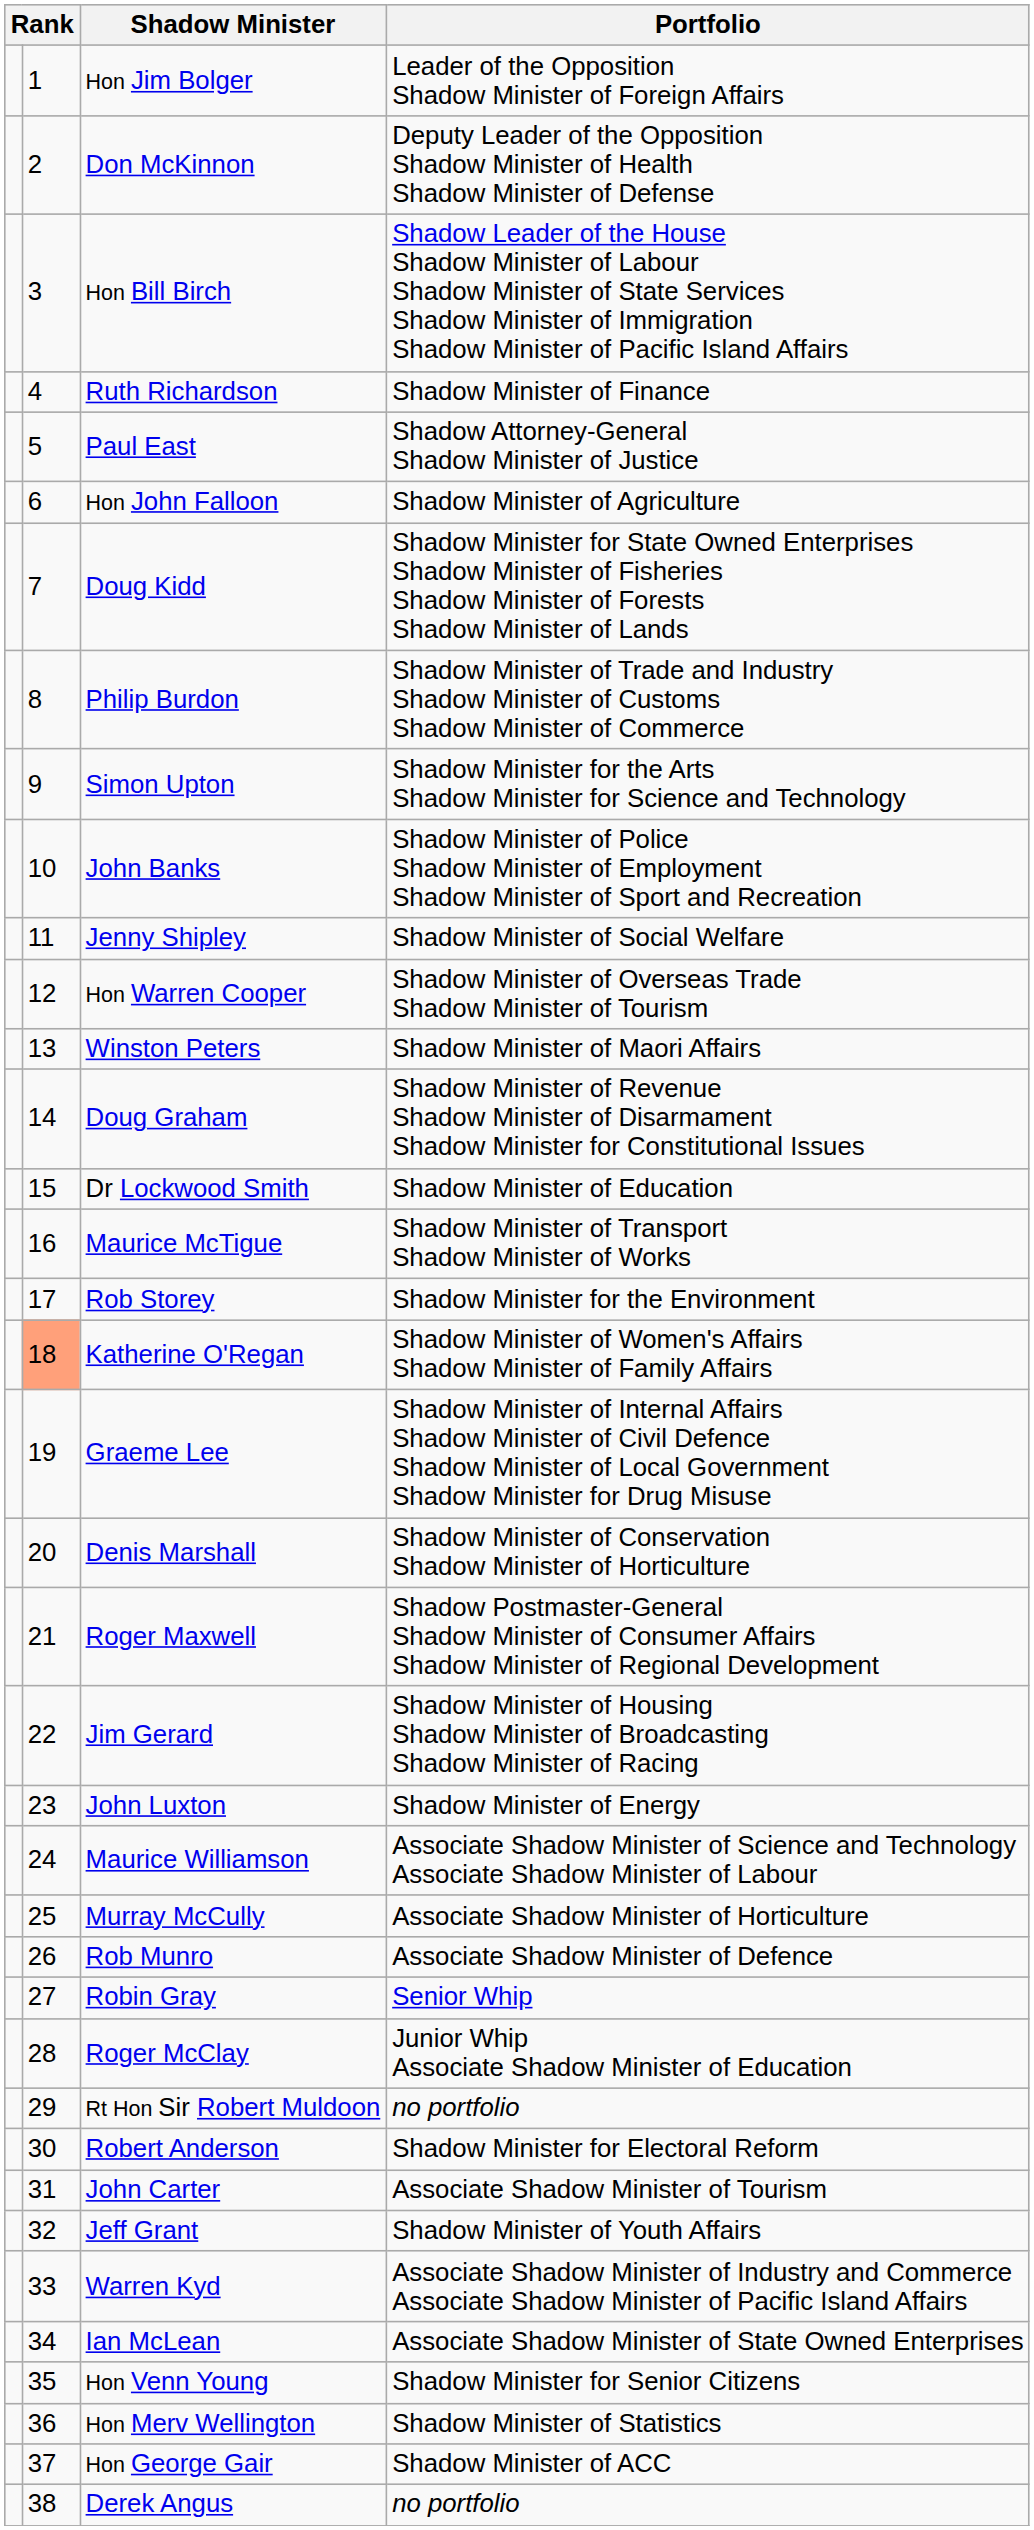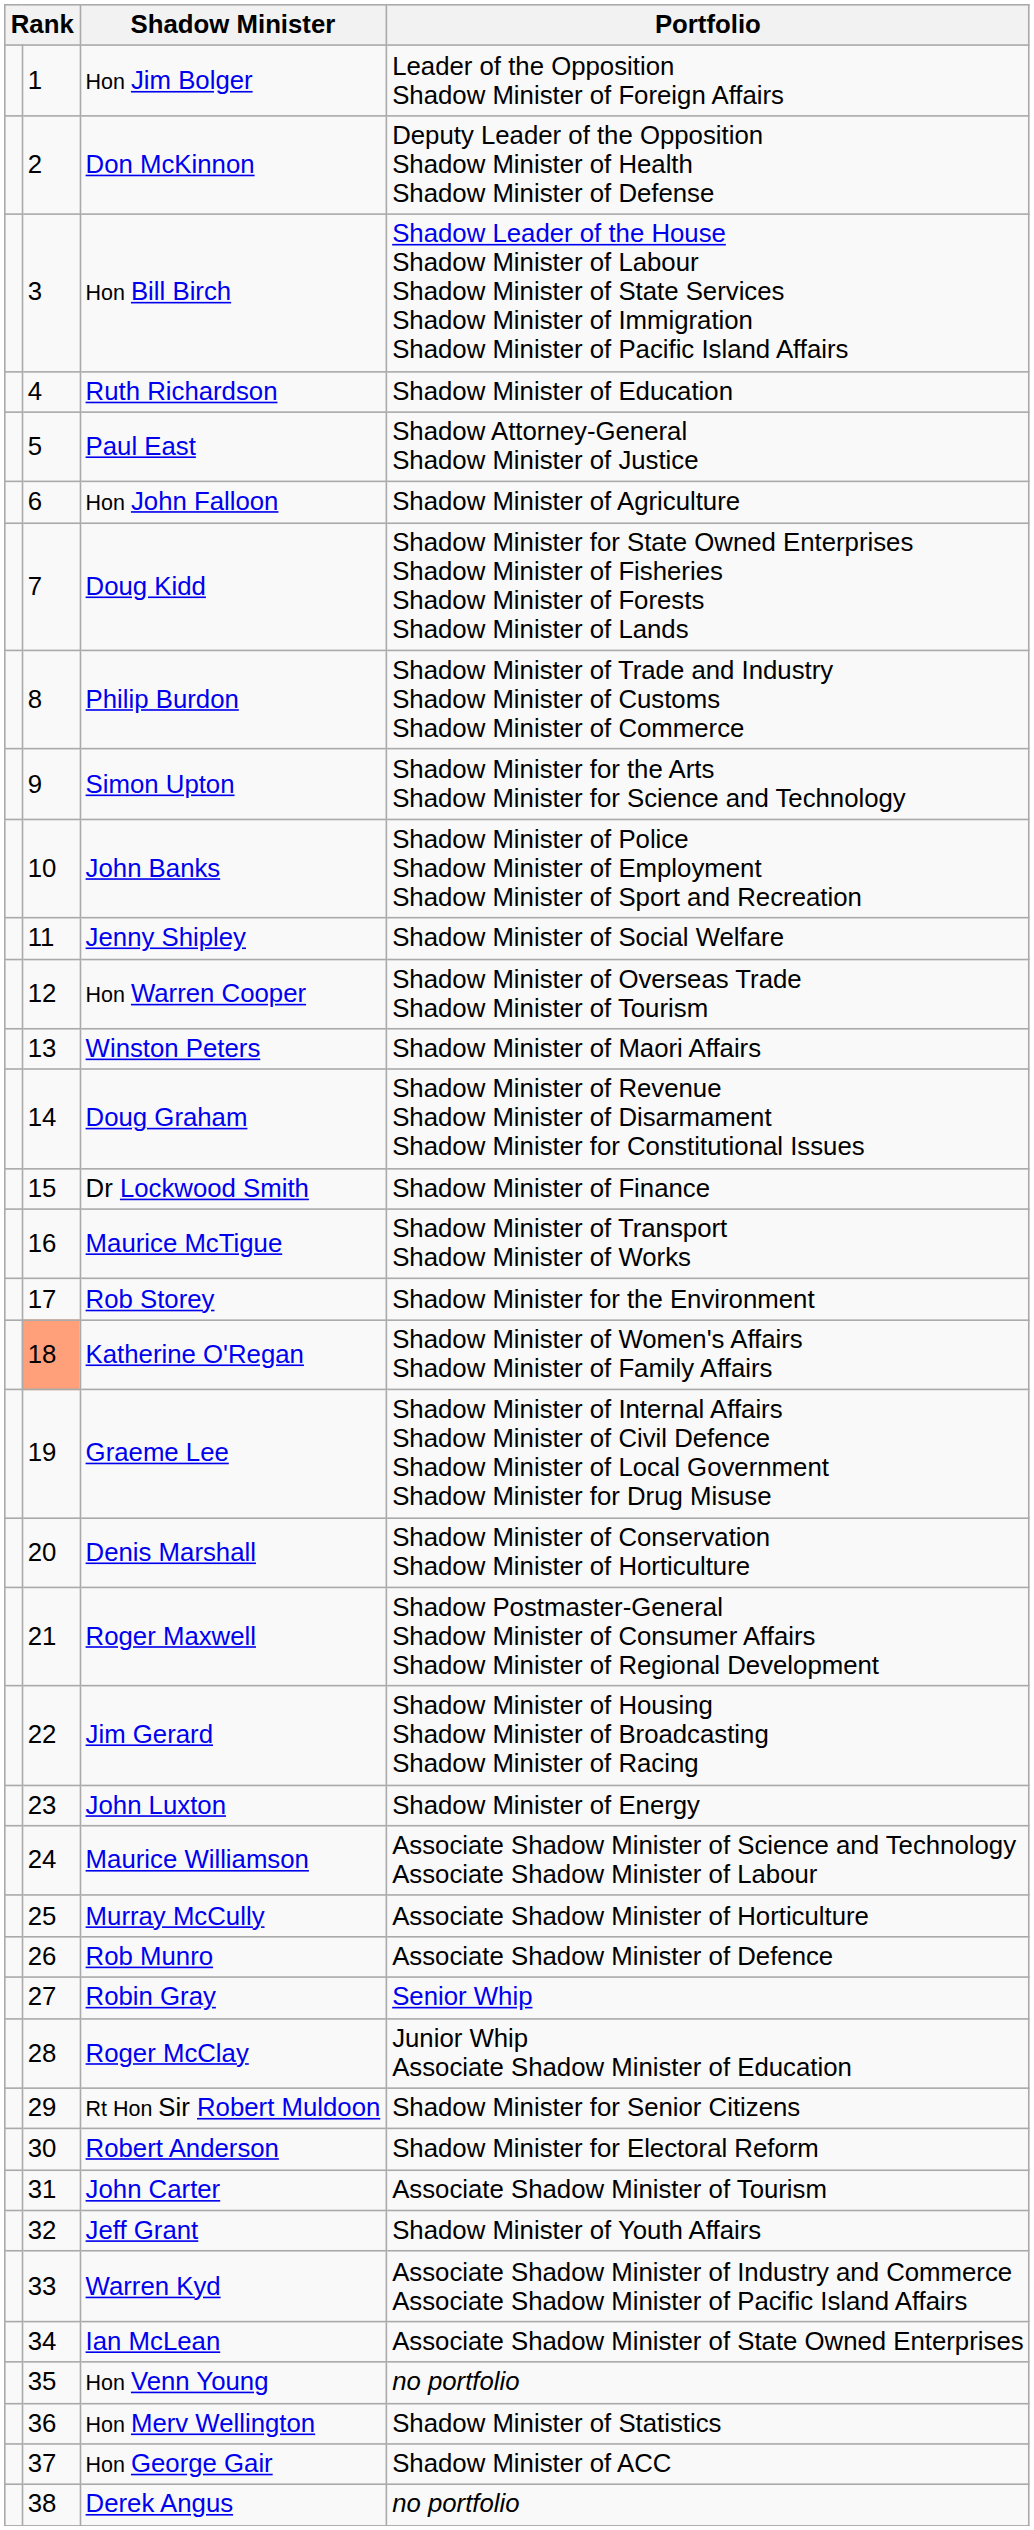(551, 391) Shadow Minister of Finance -> (563, 391) Shadow Minister of Education
(563, 1188) Shadow Minister of Education -> (551, 1188) Shadow Minister of Finance
(456, 2108) no portfolio -> (596, 2108) Shadow Minister for Senior Citizens
(596, 2382) Shadow Minister for Senior Citizens -> (456, 2382) no portfolio
